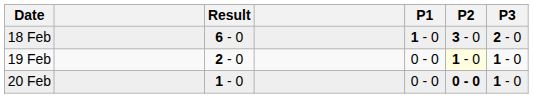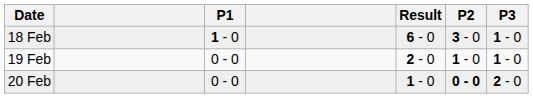columns swapped: (229, 15) <-> (425, 15)
(507, 37) 2 - 0 -> (507, 37) 1 - 0
(466, 59) lightyellow background -> (466, 59) no background
(507, 81) 1 - 0 -> (507, 81) 2 - 0
